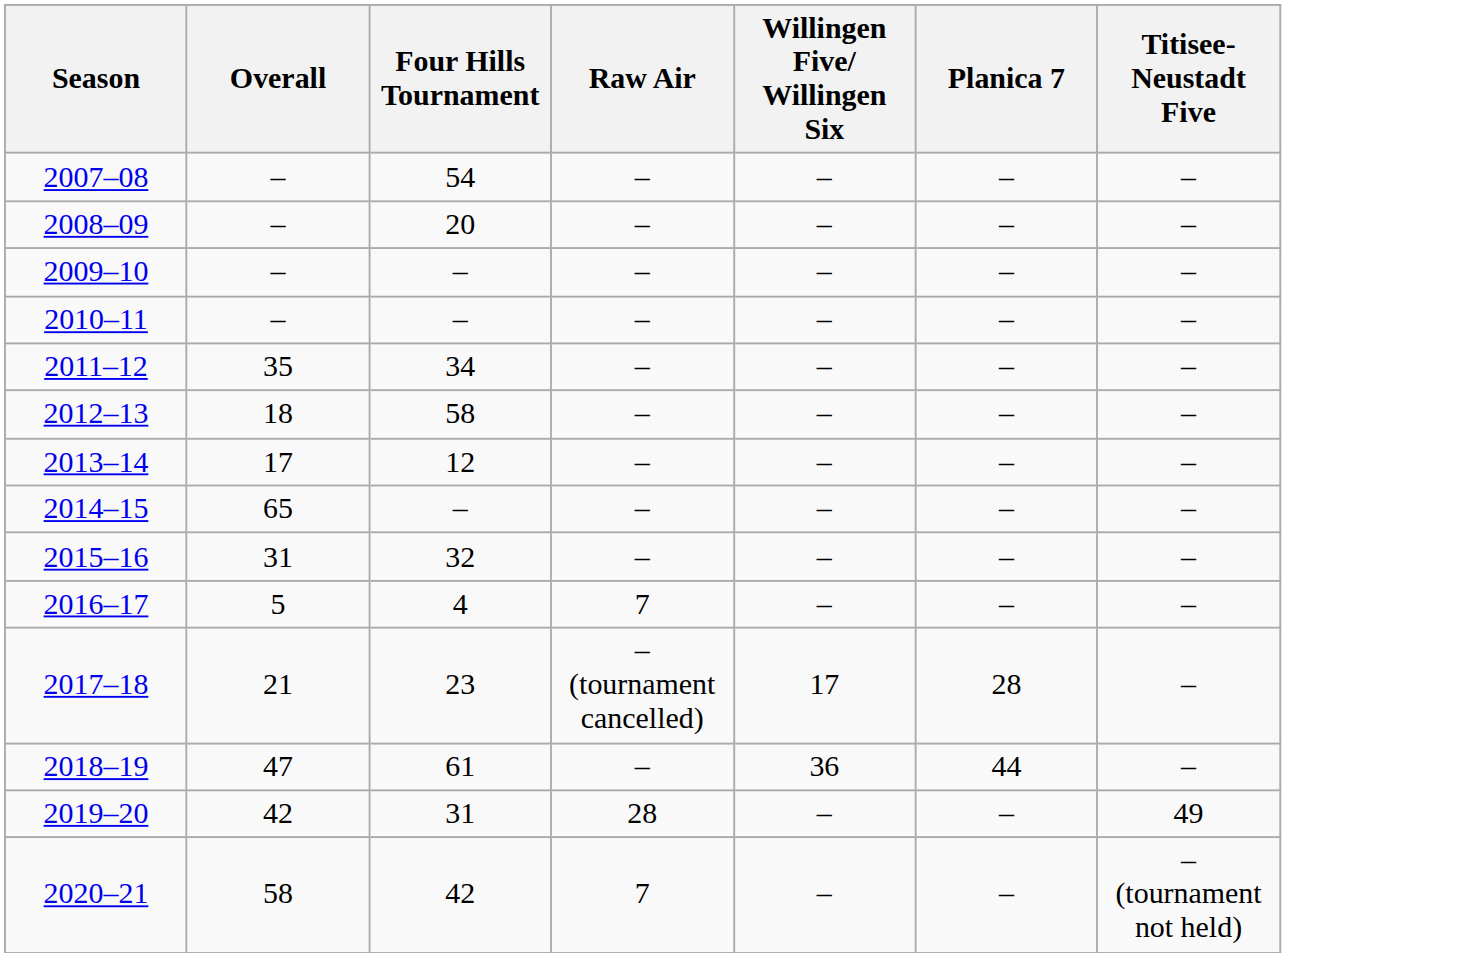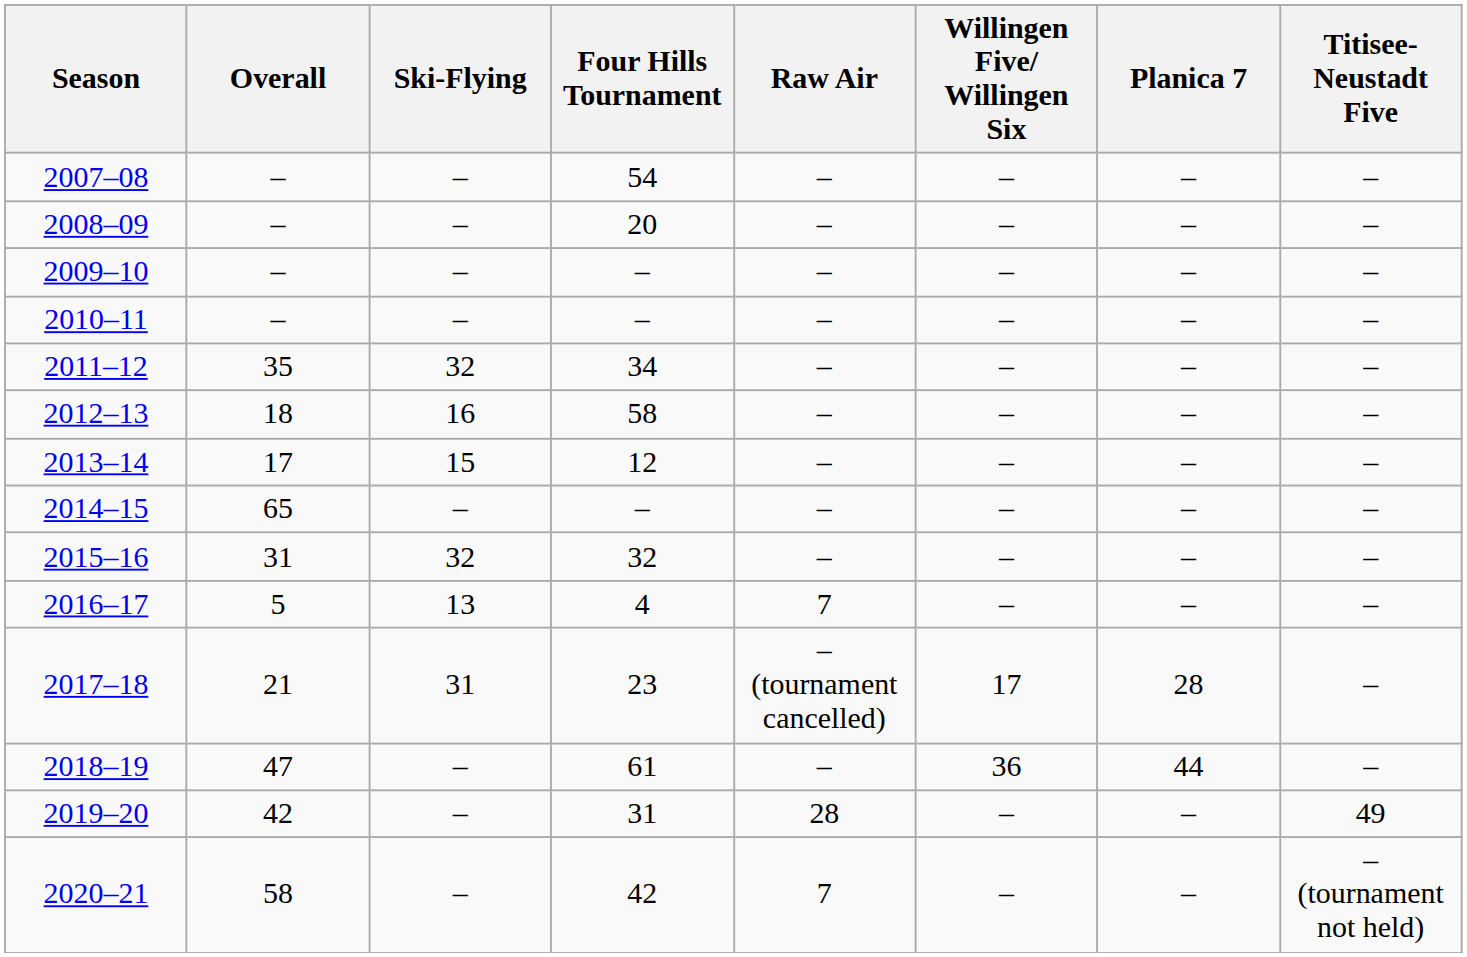+ column: (460, 78)
